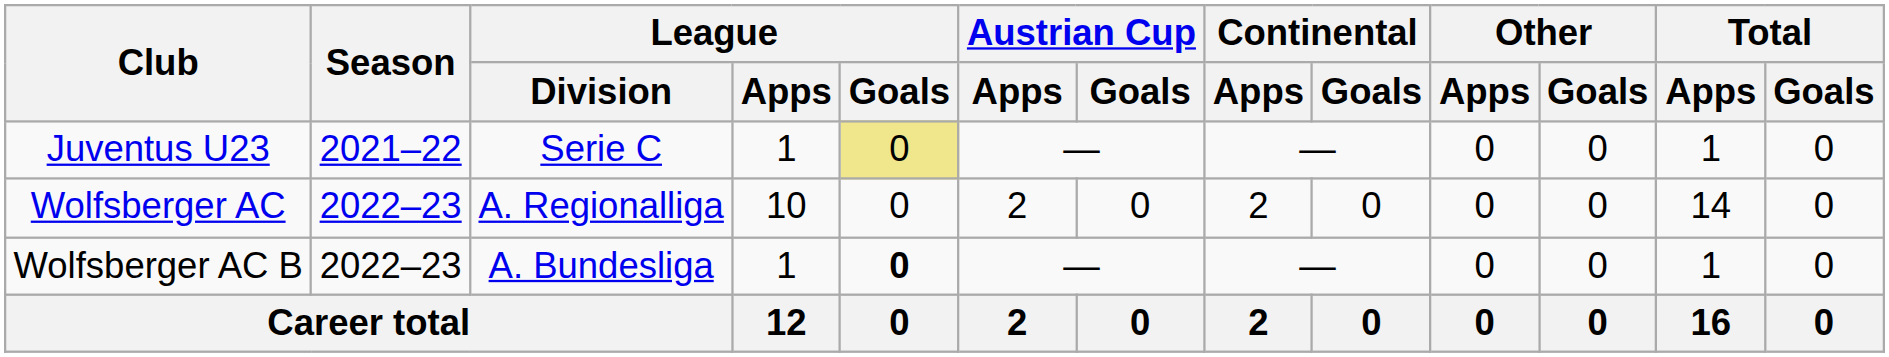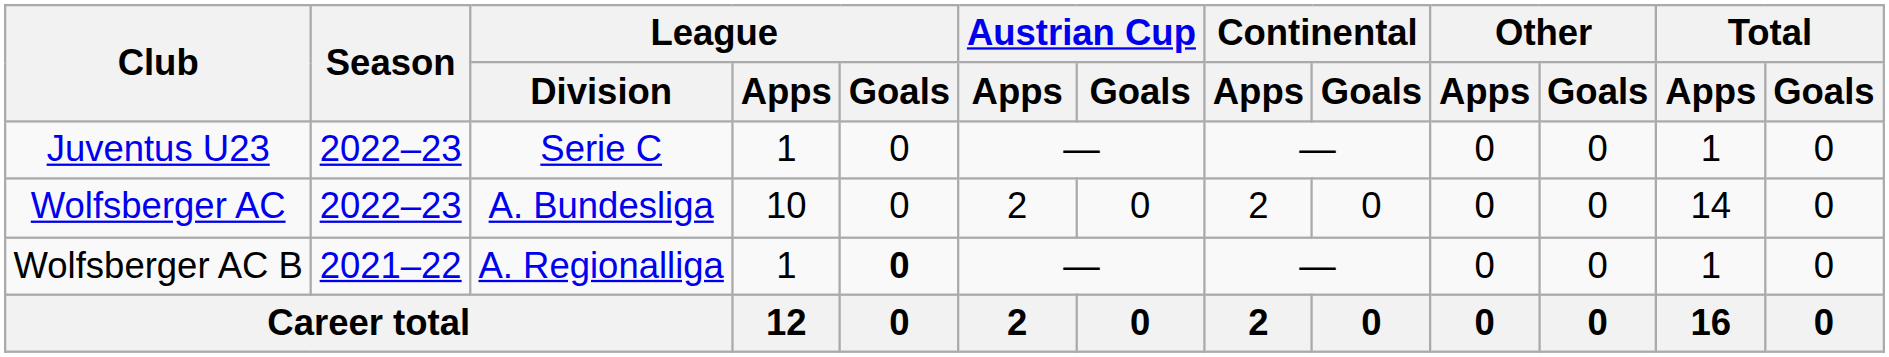(391, 149) 2021–22 -> (391, 149) 2022–23
(899, 149) khaki background -> (899, 149) no background
(601, 206) A. Regionalliga -> (601, 206) A. Bundesliga
(391, 264) 2022–23 -> (391, 264) 2021–22
(601, 264) A. Bundesliga -> (601, 264) A. Regionalliga
